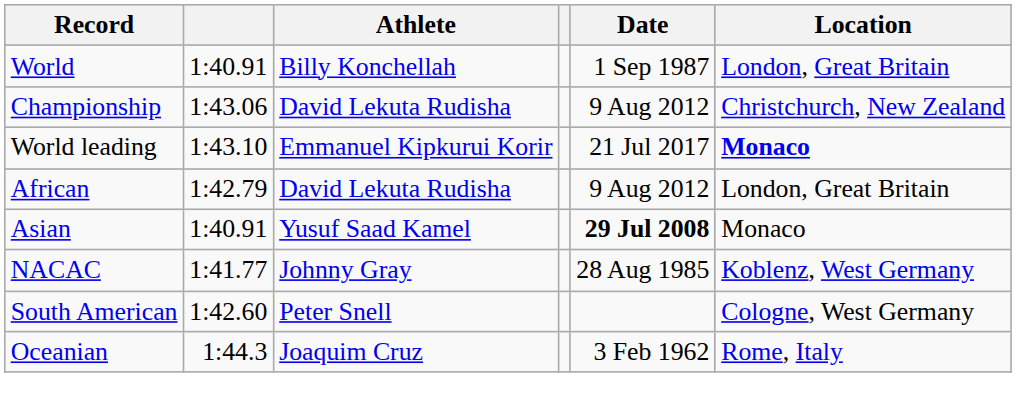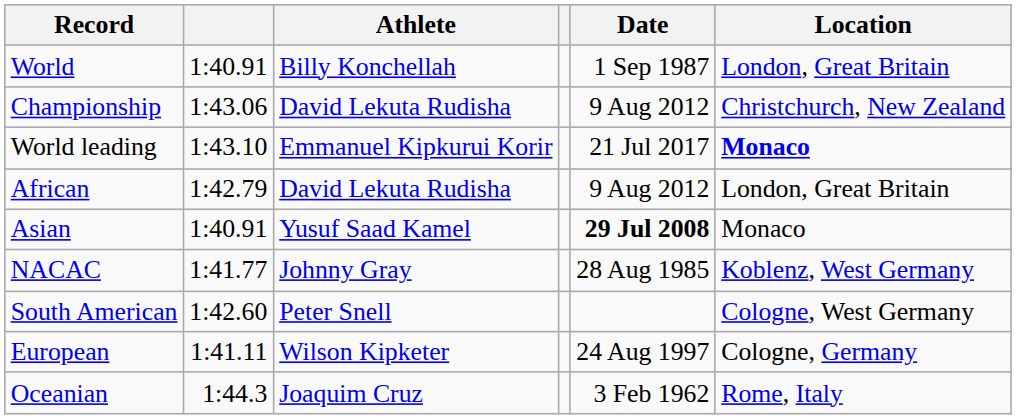+ row: (60, 351)
